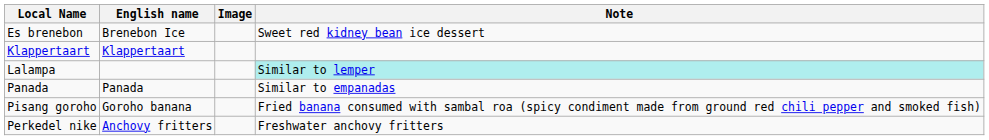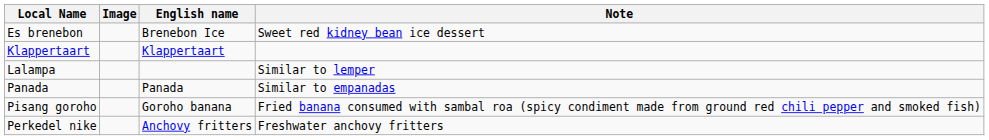columns swapped: (235, 14) <-> (157, 14)
(316, 70) paleturquoise background -> (316, 70) no background
